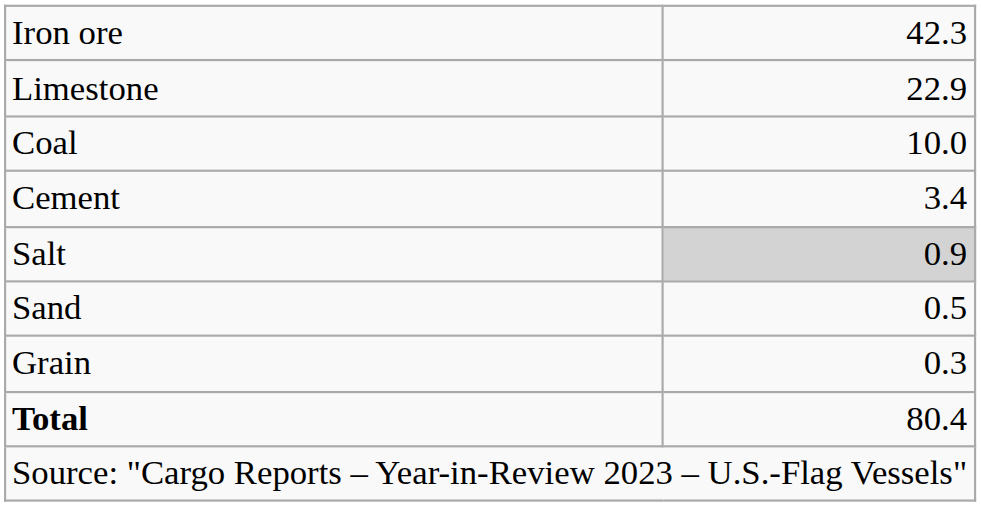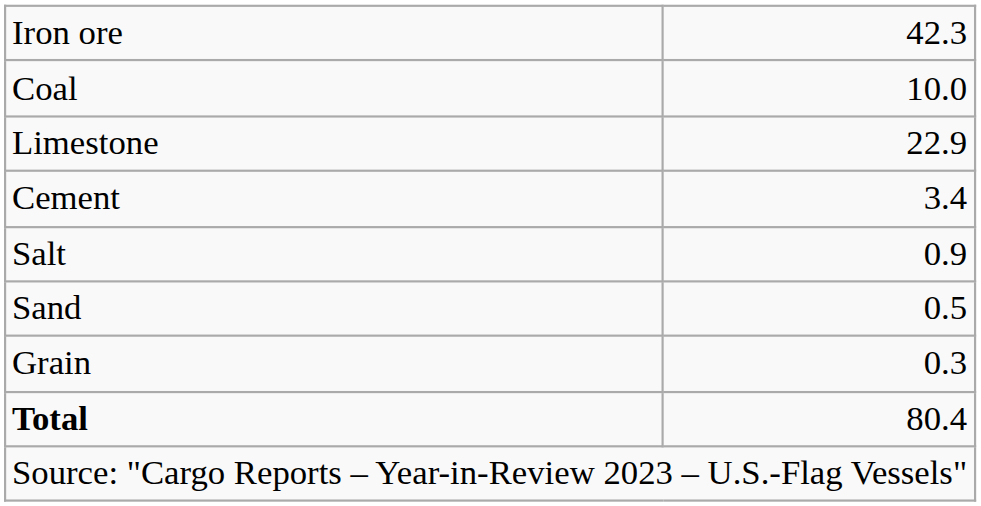rows swapped: (45, 142) <-> (85, 87)
(945, 253) lightgrey background -> (945, 253) no background
